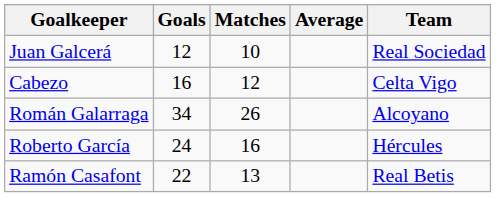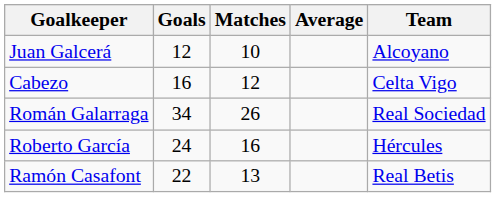(429, 51) Real Sociedad -> (411, 51) Alcoyano
(411, 113) Alcoyano -> (429, 113) Real Sociedad
